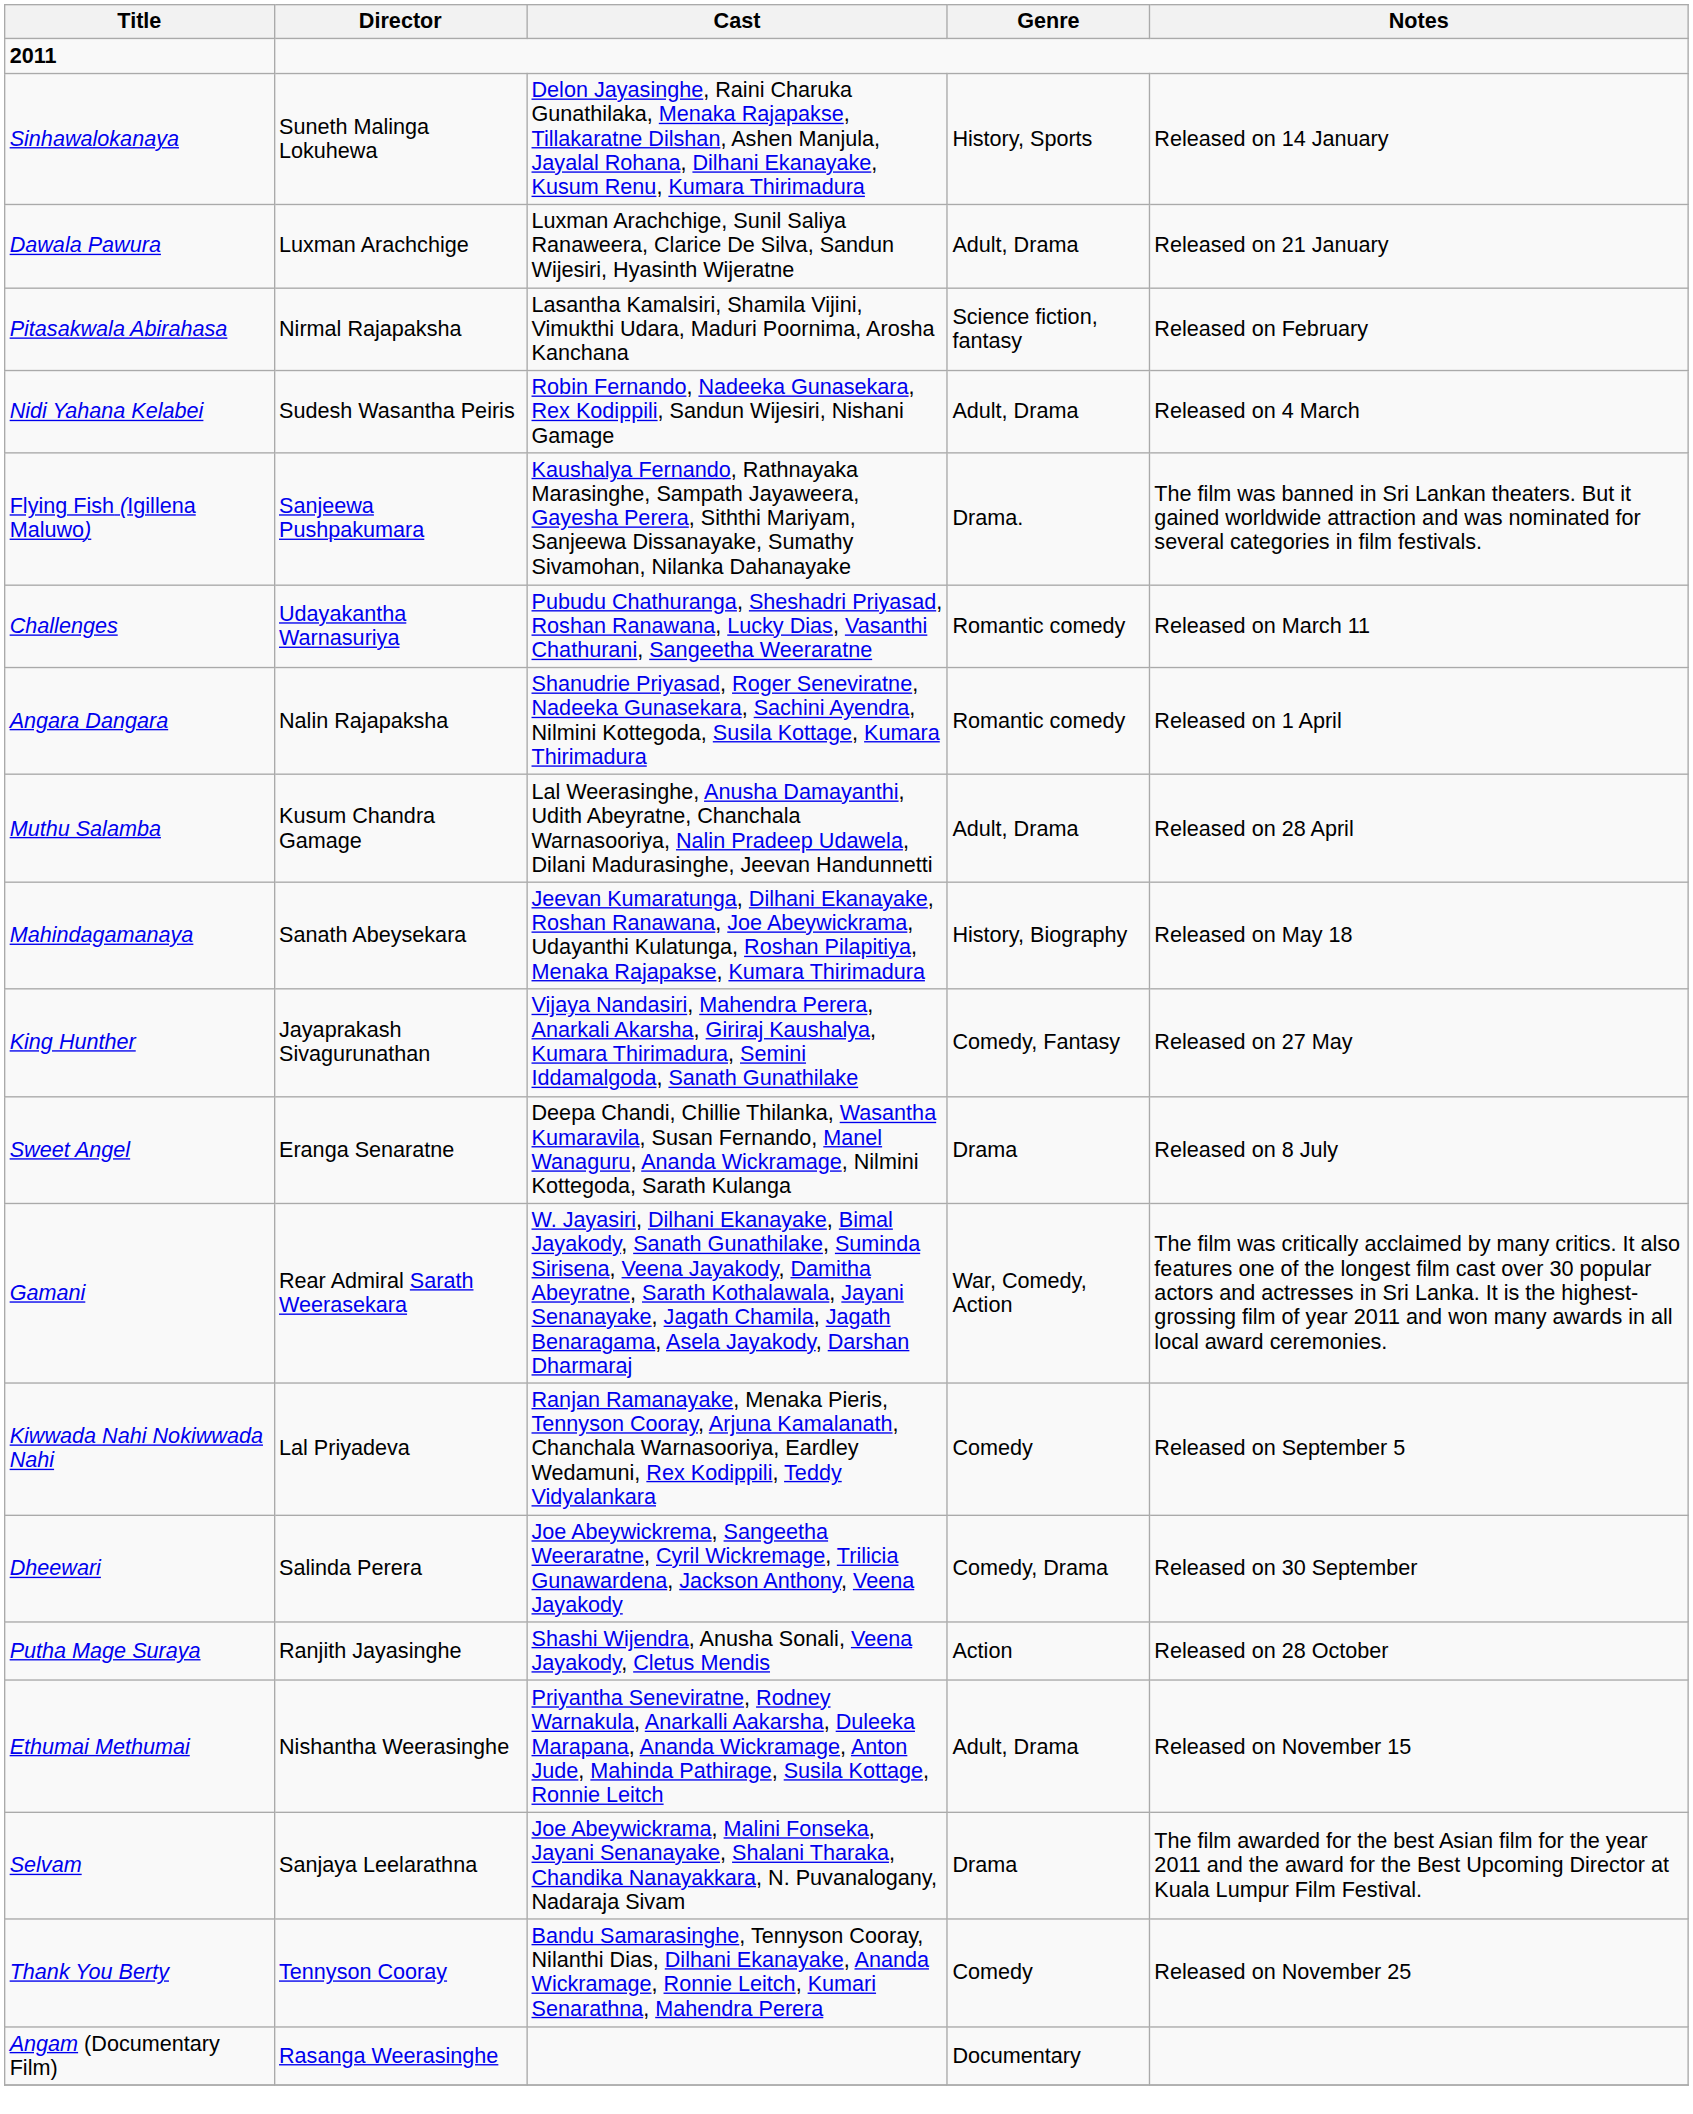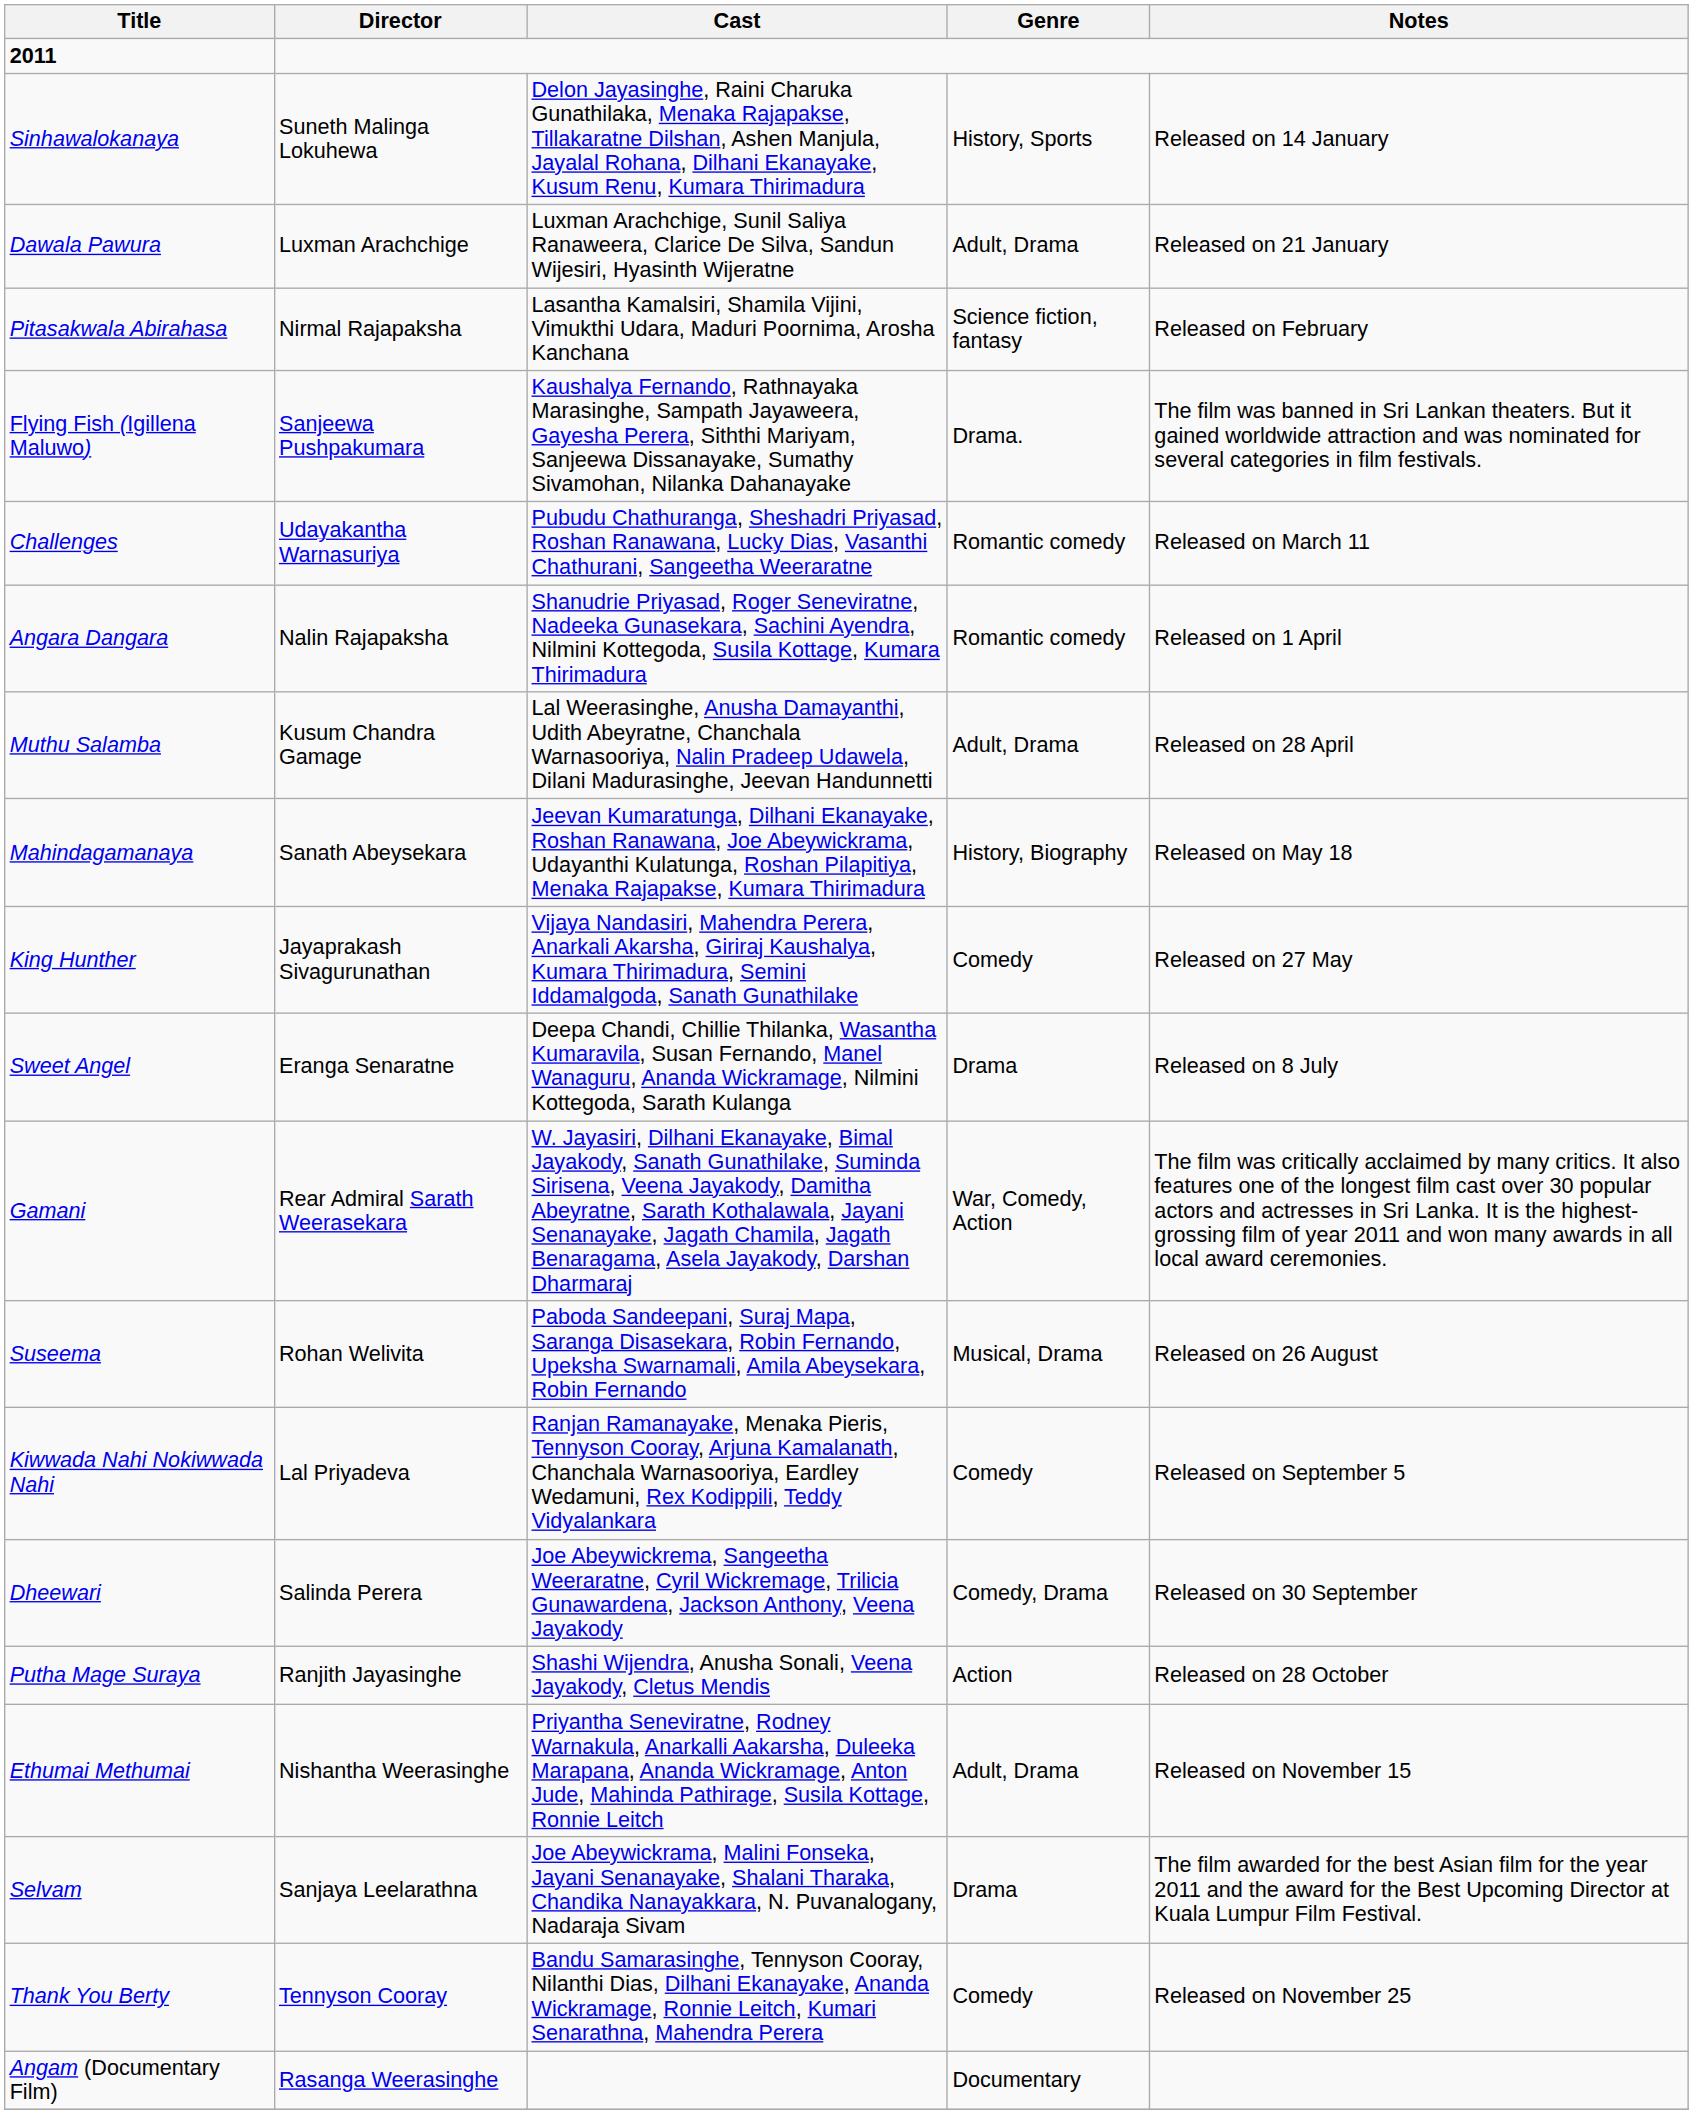- row: (107, 411)
(1036, 1042) Comedy, Fantasy -> (993, 959) Comedy
+ row: (55, 1353)
